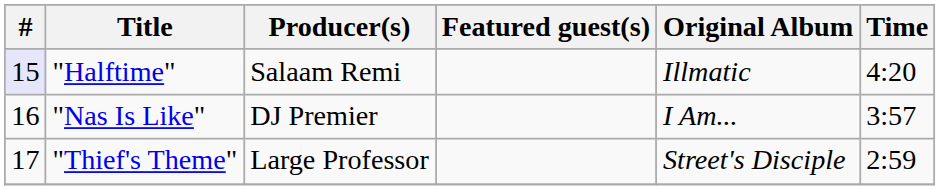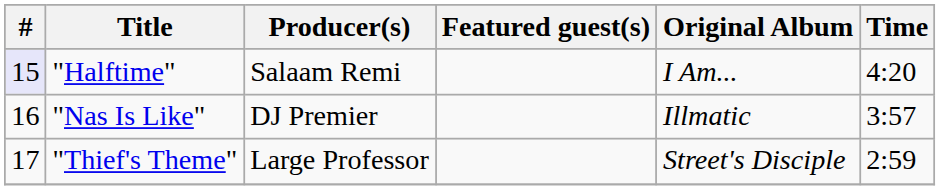(707, 71) Illmatic -> (700, 71) I Am...
(700, 116) I Am... -> (707, 116) Illmatic
